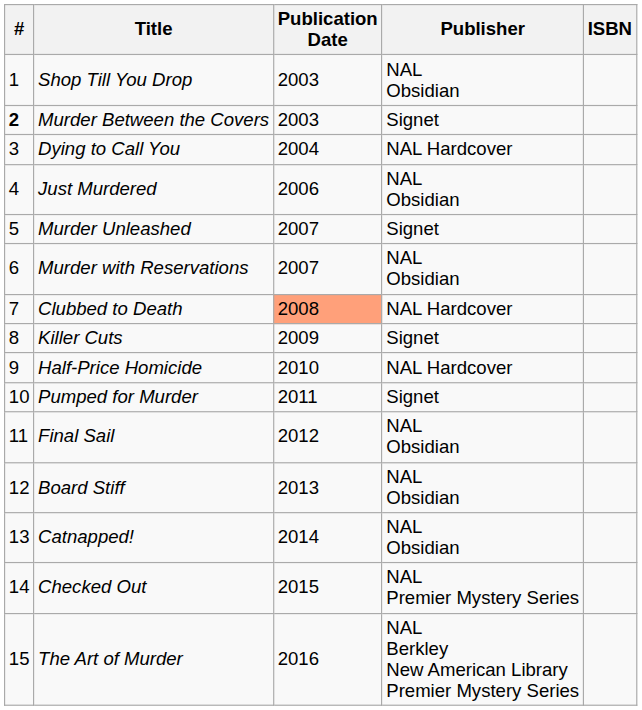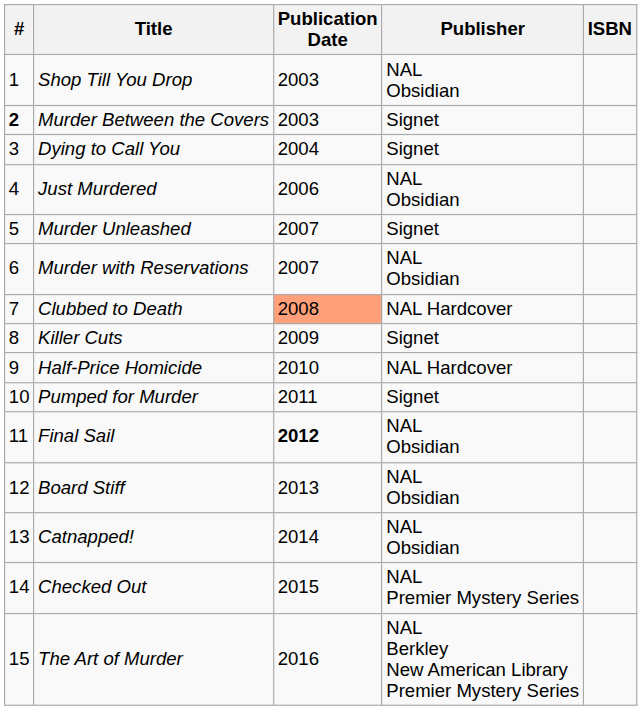(449, 149) NAL Hardcover -> (413, 149) Signet
(298, 436) normal -> (298, 436) bold
